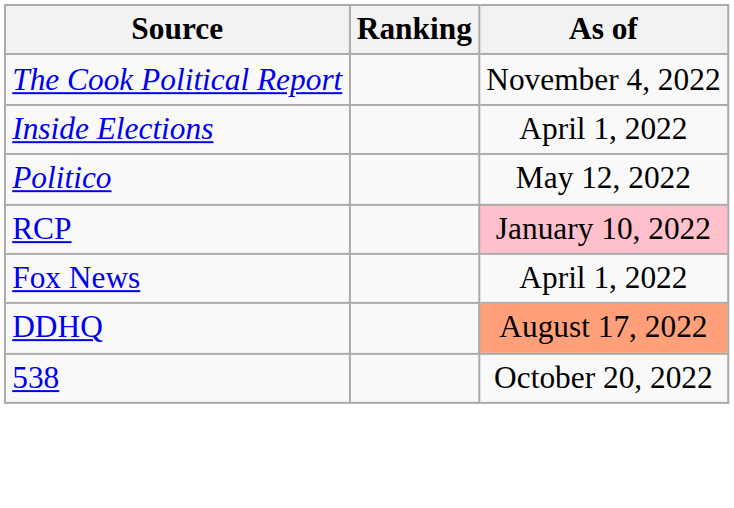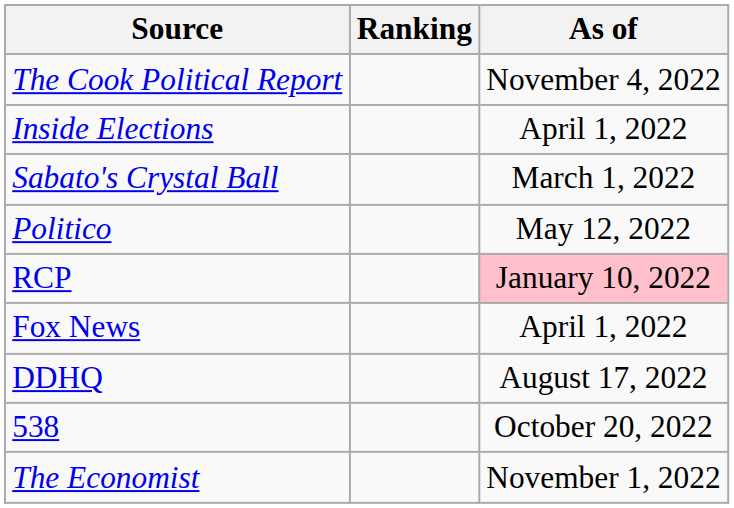+ row: (145, 178)
(603, 327) lightsalmon background -> (603, 377) no background
+ row: (106, 476)
